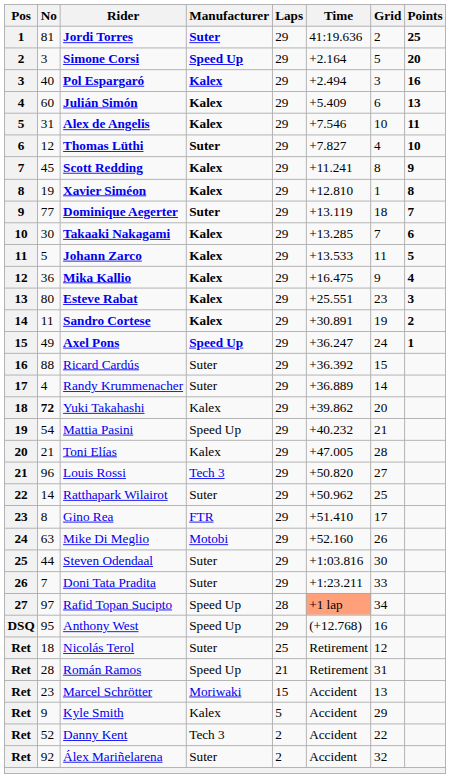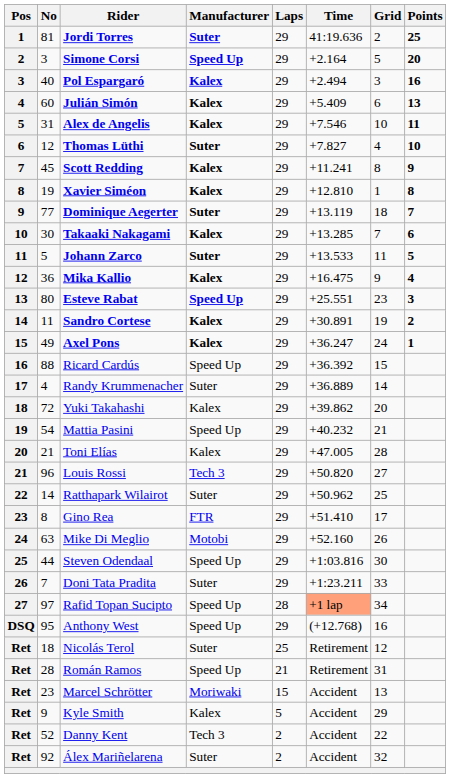(206, 255) Kalex -> (205, 255) Suter
(206, 299) Kalex -> (216, 299) Speed Up
(216, 342) Speed Up -> (206, 342) Kalex
(203, 364) Suter -> (215, 364) Speed Up
(47, 408) bold -> (47, 408) normal
(203, 560) Suter -> (215, 560) Speed Up
